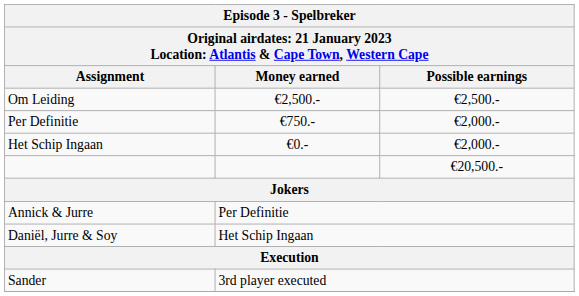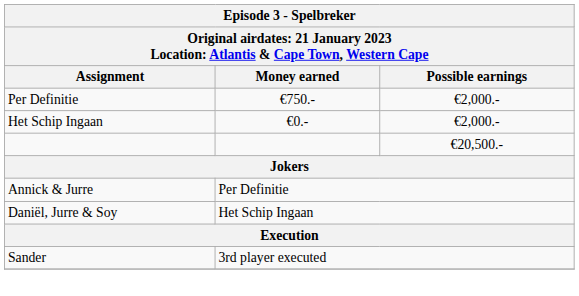- row: (41, 99)
